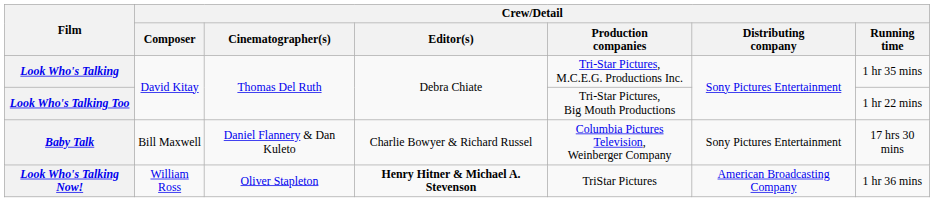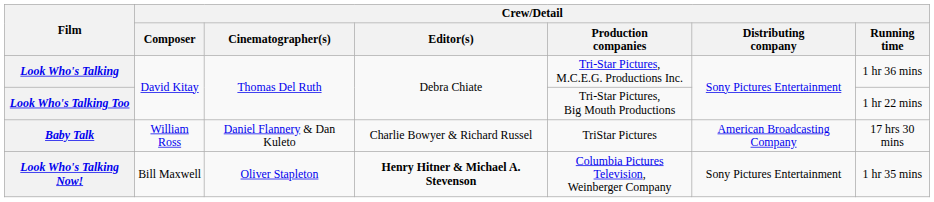(892, 71) 1 hr 35 mins -> (892, 71) 1 hr 36 mins
(170, 142) Bill Maxwell -> (170, 135) William Ross
(620, 142) Columbia Pictures Television, Weinberger Company -> (620, 135) TriStar Pictures
(774, 142) Sony Pictures Entertainment -> (774, 135) American Broadcasting Company
(170, 181) William Ross -> (170, 174) Bill Maxwell
(620, 181) TriStar Pictures -> (620, 174) Columbia Pictures Television, Weinberger Company
(774, 181) American Broadcasting Company -> (774, 174) Sony Pictures Entertainment
(892, 181) 1 hr 36 mins -> (892, 174) 1 hr 35 mins
